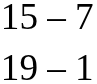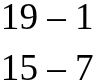rows swapped: (47, 67) <-> (47, 16)
